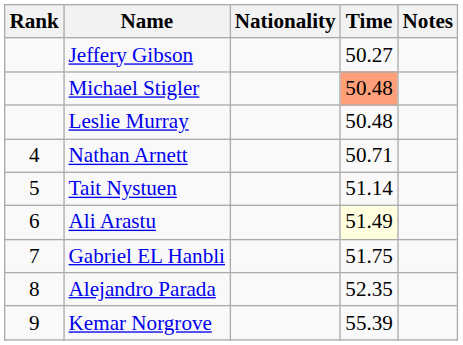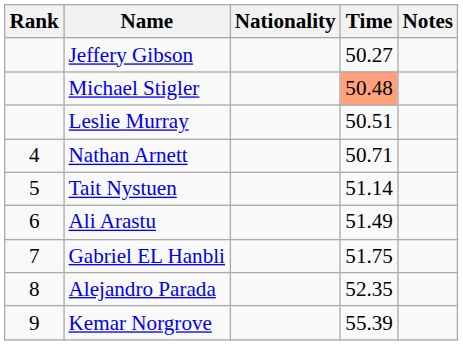(369, 121) 50.48 -> (369, 121) 50.51
(369, 222) lightyellow background -> (369, 222) no background
